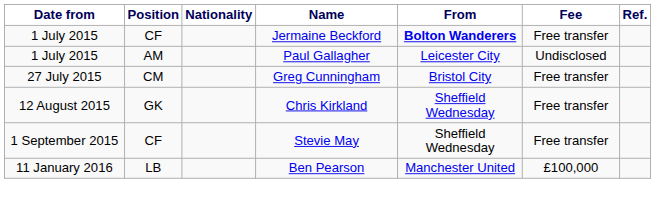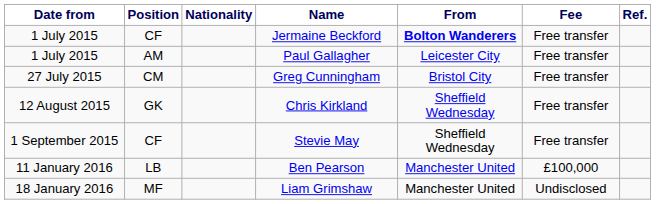(571, 57) Undisclosed -> (571, 57) Free transfer
+ row: (327, 189)
